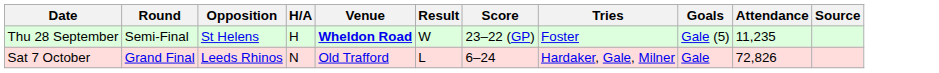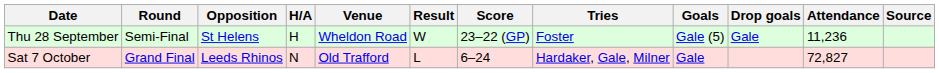+ column: (766, 15)
(365, 37) bold -> (363, 37) normal
(756, 37) 11,235 -> (827, 37) 11,236
(756, 58) 72,826 -> (827, 58) 72,827
